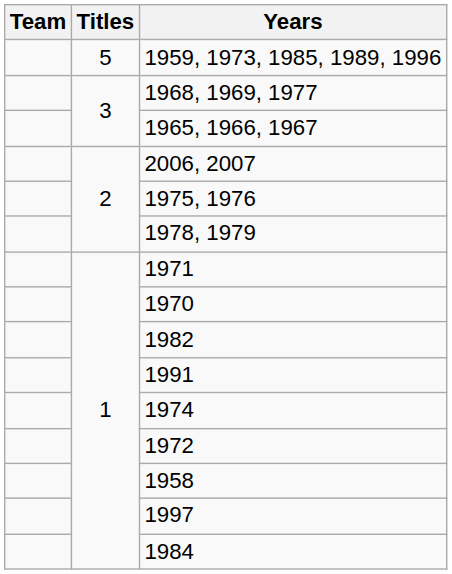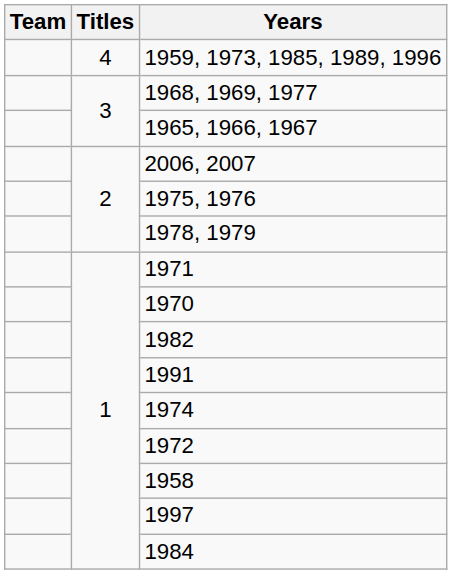(105, 57) 5 -> (105, 57) 4
